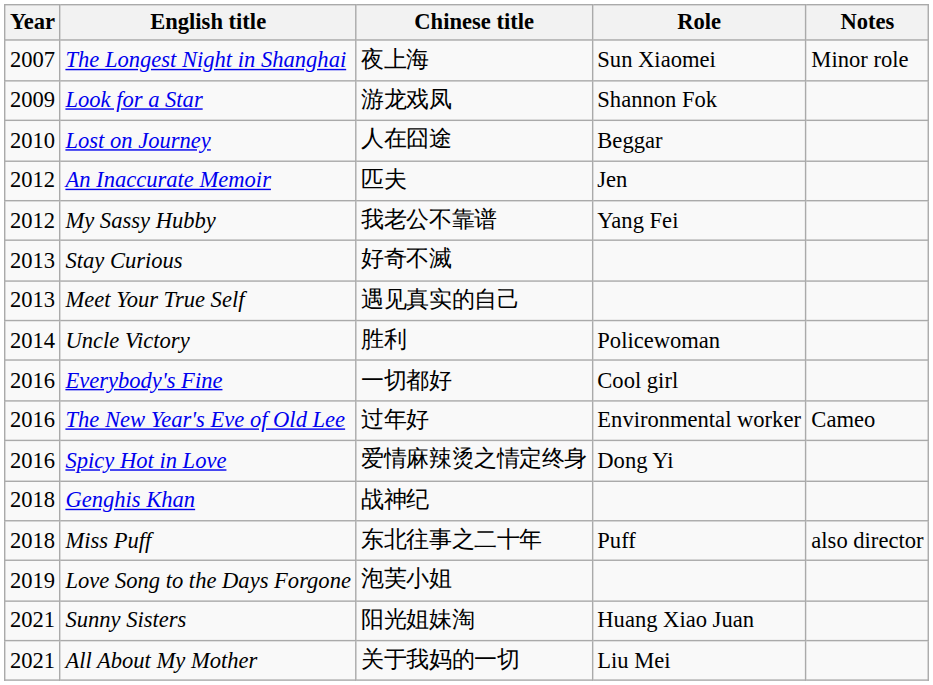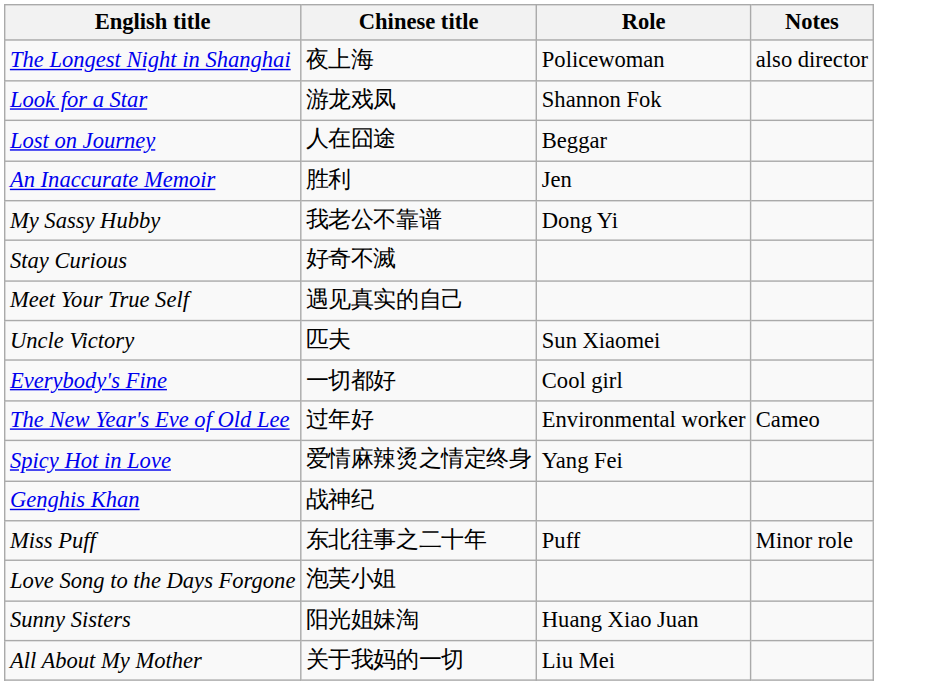- column: (32, 22)
(657, 60) Sun Xiaomei -> (603, 60) Policewoman
(860, 60) Minor role -> (812, 60) also director
(384, 179) 匹夫 -> (328, 179) 胜利
(638, 220) Yang Fei -> (580, 220) Dong Yi
(384, 339) 胜利 -> (328, 339) 匹夫
(659, 340) Policewoman -> (601, 340) Sun Xiaomei
(635, 460) Dong Yi -> (582, 460) Yang Fei
(867, 540) also director -> (804, 540) Minor role
